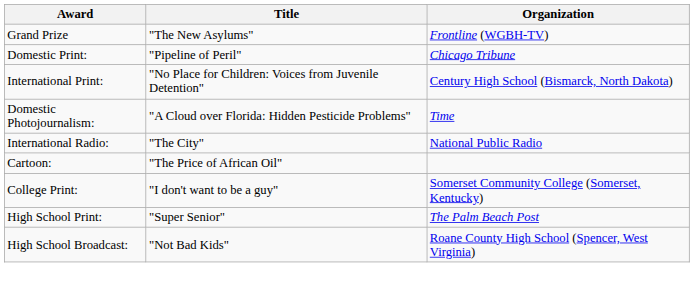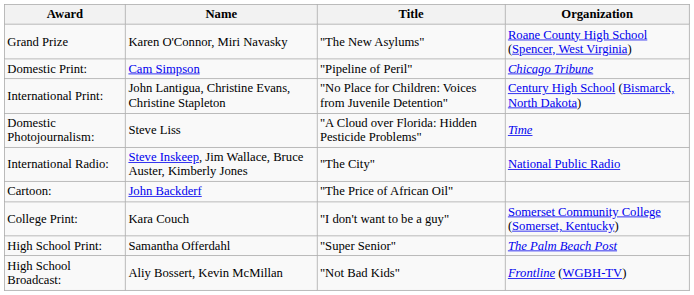+ column: (221, 14)
(489, 34) Frontline (WGBH-TV) -> (578, 41) Roane County High School (Spencer, West Virginia)
(539, 244) Roane County High School (Spencer, West Virginia) -> (567, 273) Frontline (WGBH-TV)
